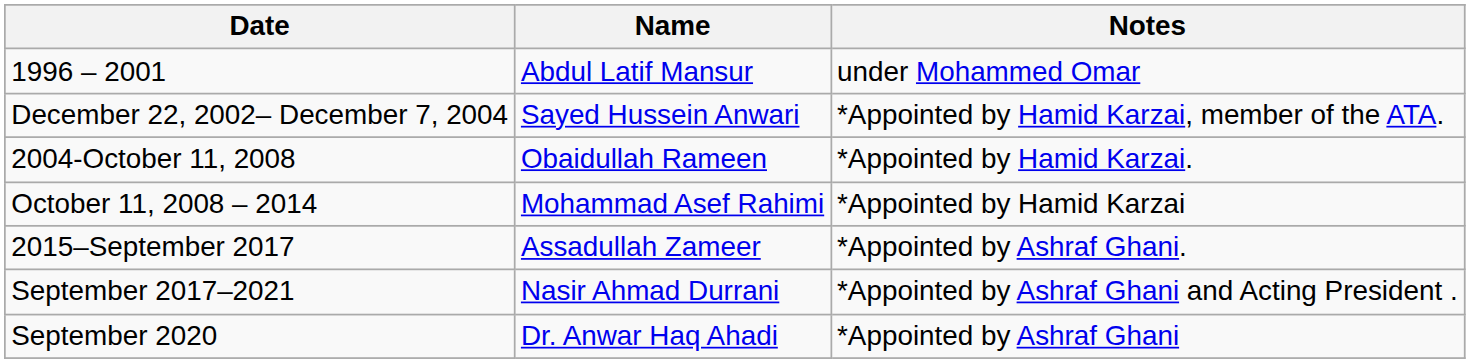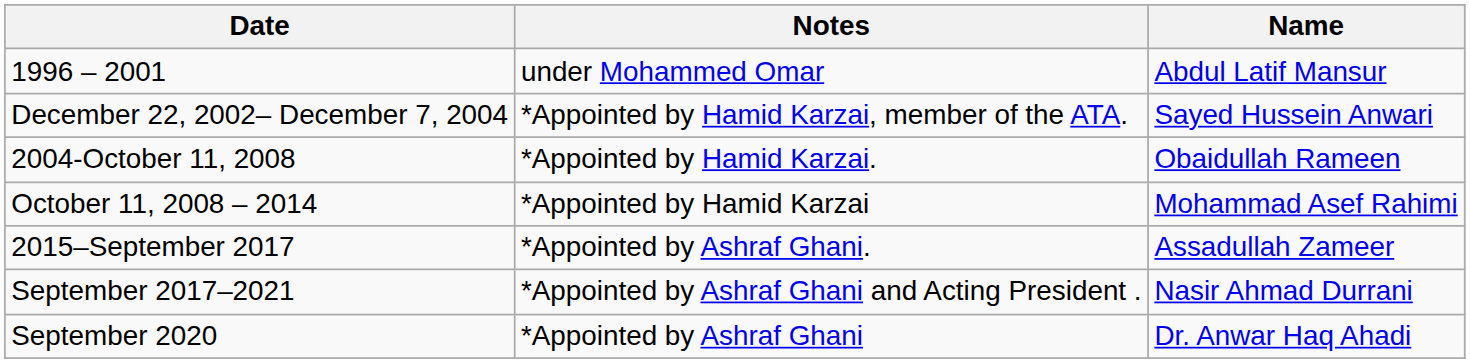columns swapped: (673, 26) <-> (1147, 26)
